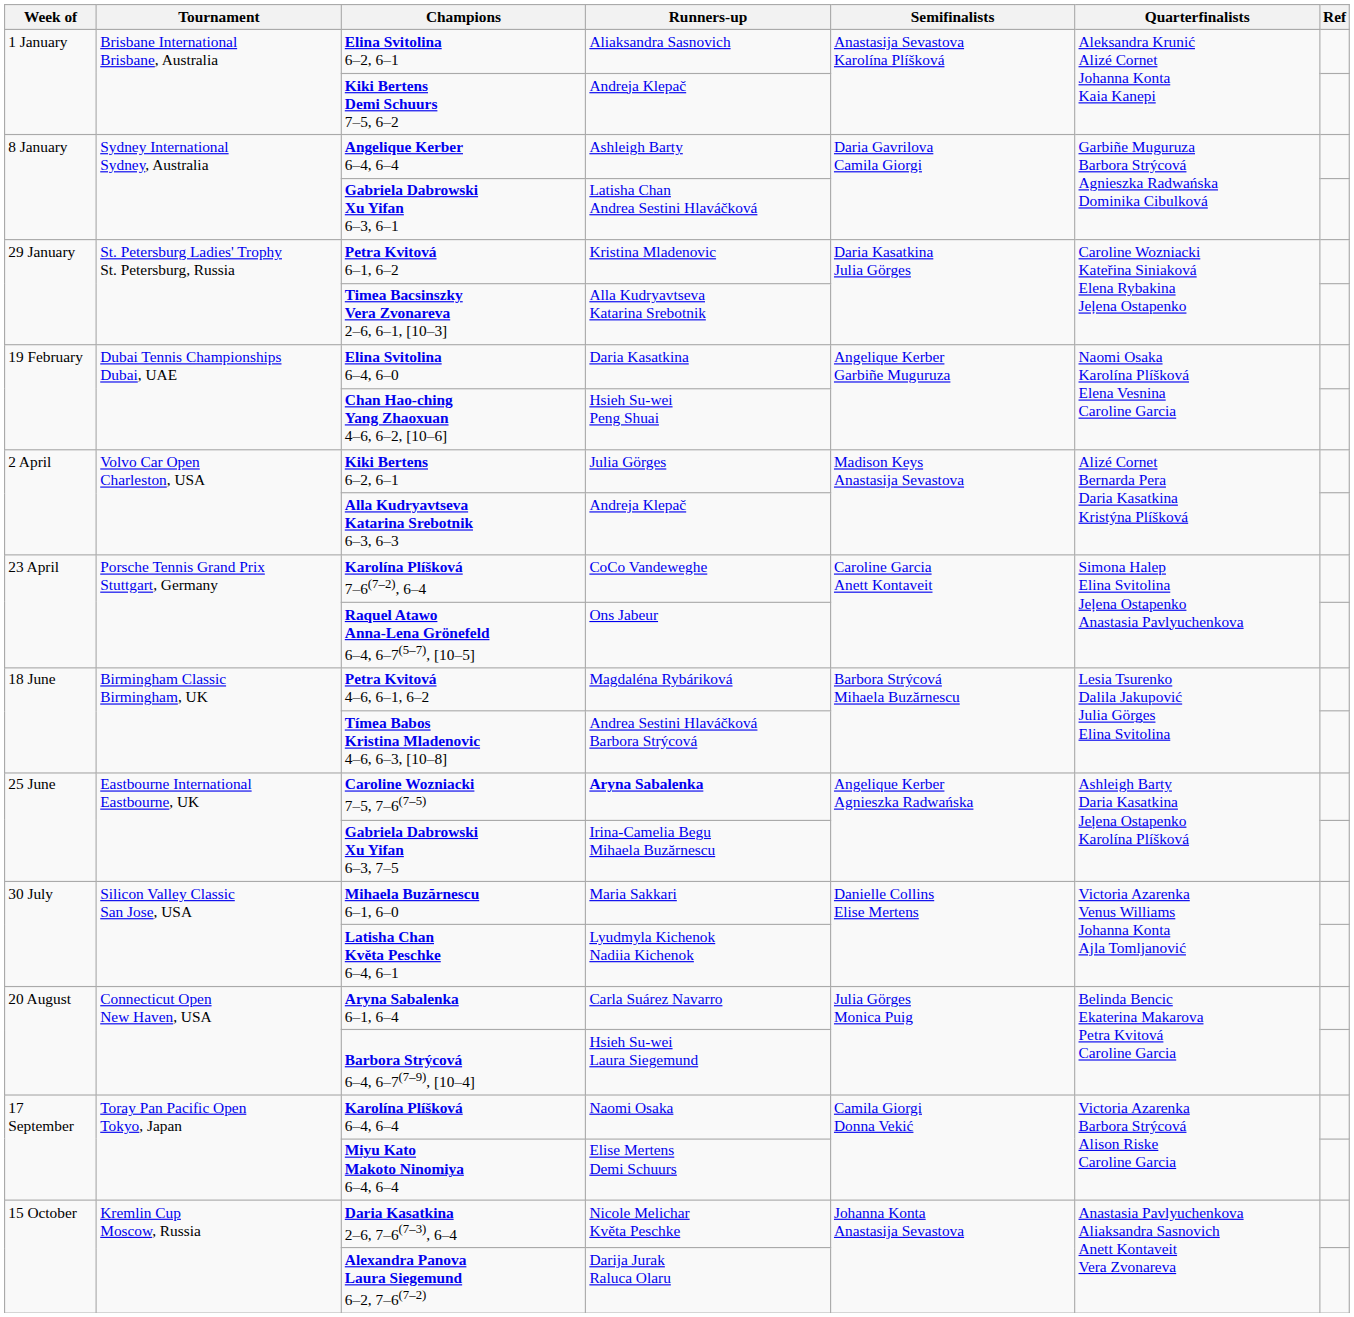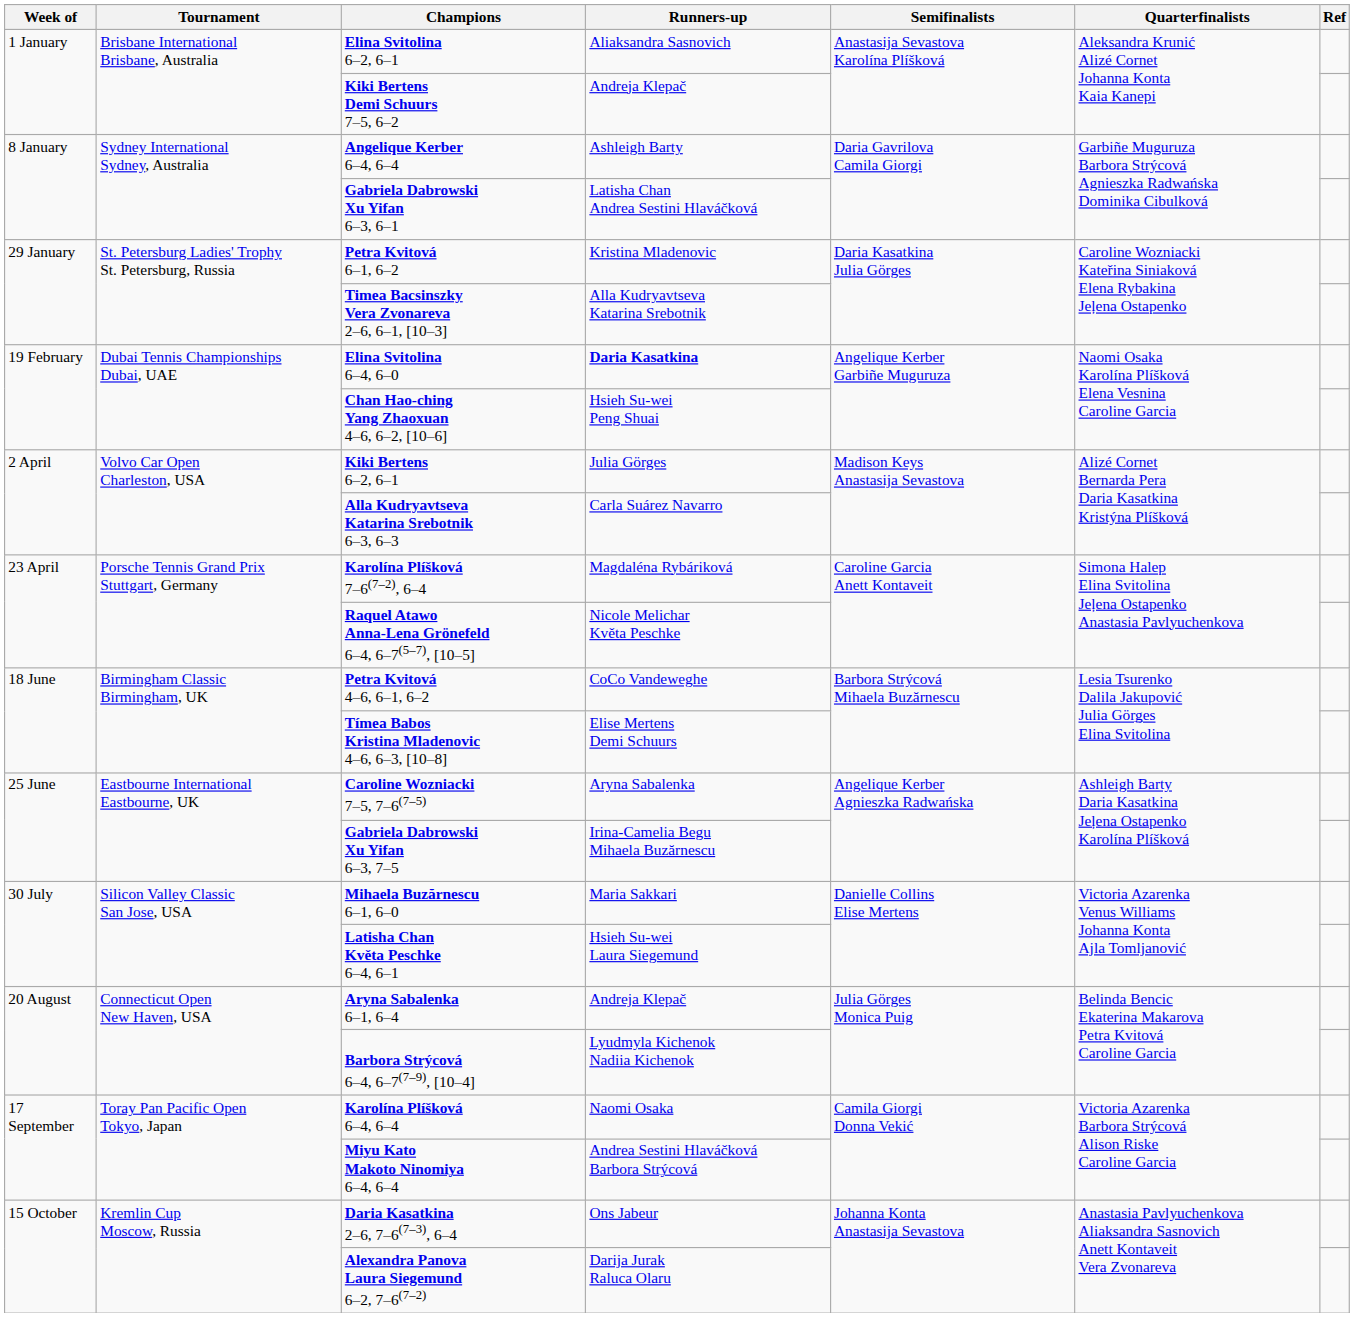(639, 356) normal -> (644, 356) bold
(638, 505) Andreja Klepač -> (656, 505) Carla Suárez Navarro
(648, 566) CoCo Vandeweghe -> (661, 566) Magdaléna Rybáriková
(624, 614) Ons Jabeur -> (639, 623) Nicole Melichar Květa Peschke
(661, 679) Magdaléna Rybáriková -> (648, 679) CoCo Vandeweghe
(673, 732) Andrea Sestini Hlaváčková Barbora Strýcová -> (633, 732) Elise Mertens Demi Schuurs
(646, 784) bold -> (642, 784) normal
(652, 946) Lyudmyla Kichenok Nadiia Kichenok -> (644, 946) Hsieh Su-wei Laura Siegemund
(656, 998) Carla Suárez Navarro -> (638, 998) Andreja Klepač
(644, 1051) Hsieh Su-wei Laura Siegemund -> (652, 1051) Lyudmyla Kichenok Nadiia Kichenok
(633, 1160) Elise Mertens Demi Schuurs -> (673, 1160) Andrea Sestini Hlaváčková Barbora Strýcová
(639, 1221) Nicole Melichar Květa Peschke -> (624, 1212) Ons Jabeur
